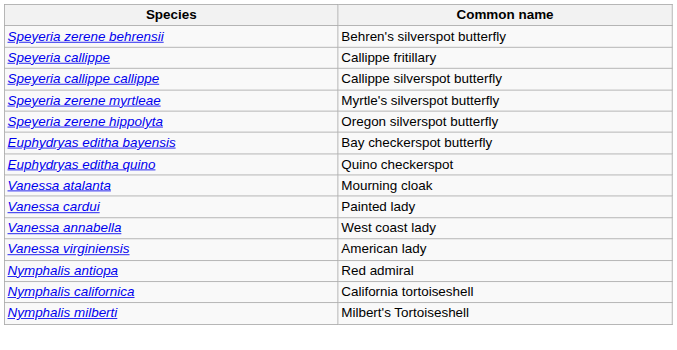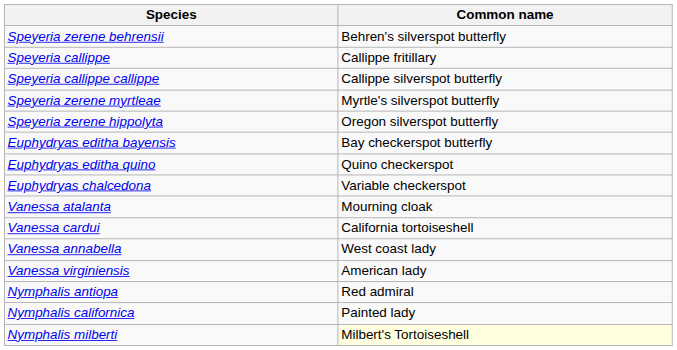+ row: (79, 185)
(378, 206) Painted lady -> (407, 228) California tortoiseshell
(407, 292) California tortoiseshell -> (378, 313) Painted lady
(405, 313) no background -> (405, 334) lightyellow background
